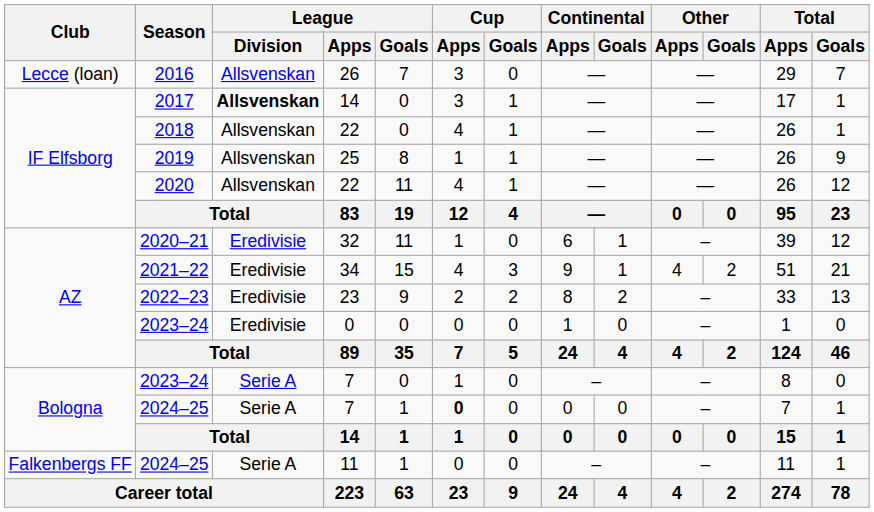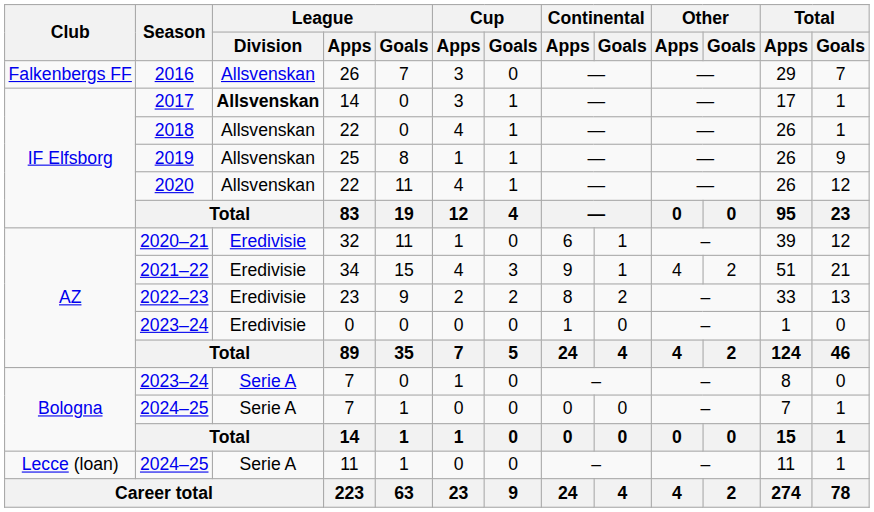(70, 74) Lecce (loan) -> (70, 74) Falkenbergs FF
(459, 409) bold -> (459, 409) normal
(70, 465) Falkenbergs FF -> (70, 465) Lecce (loan)
